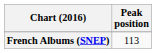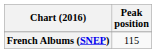(132, 40) 113 -> (132, 40) 115
